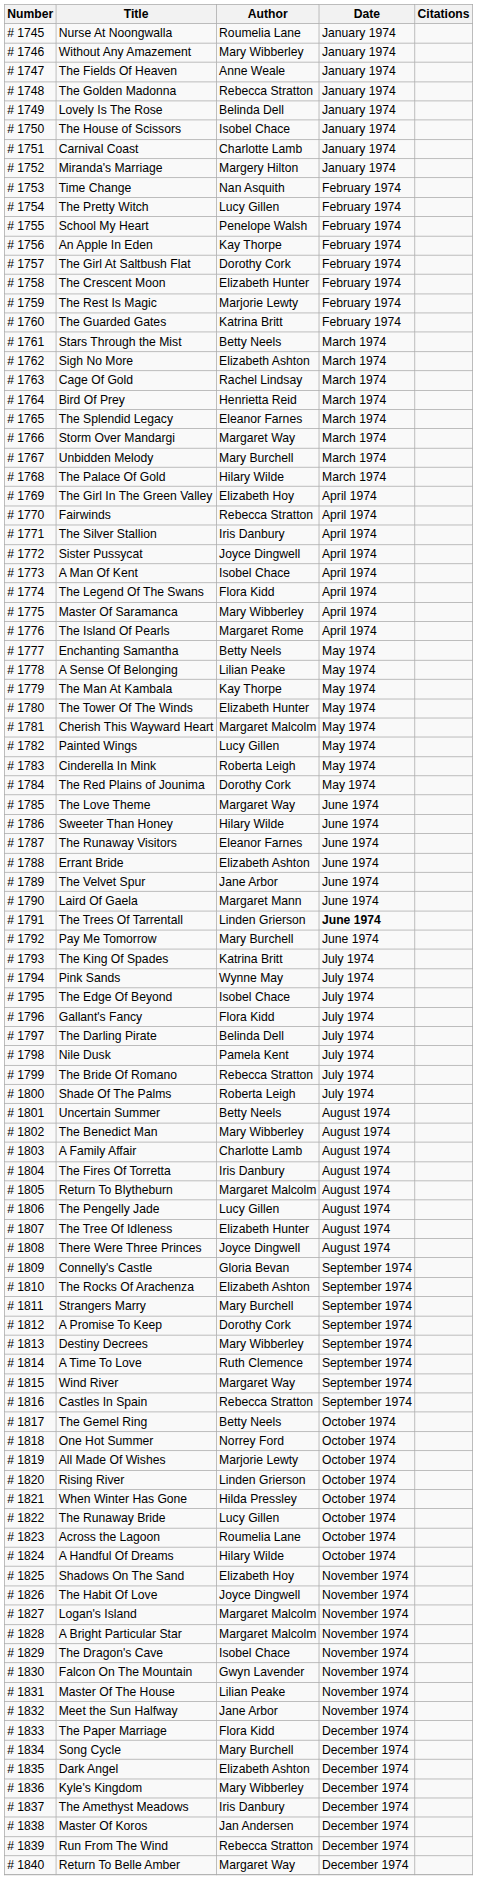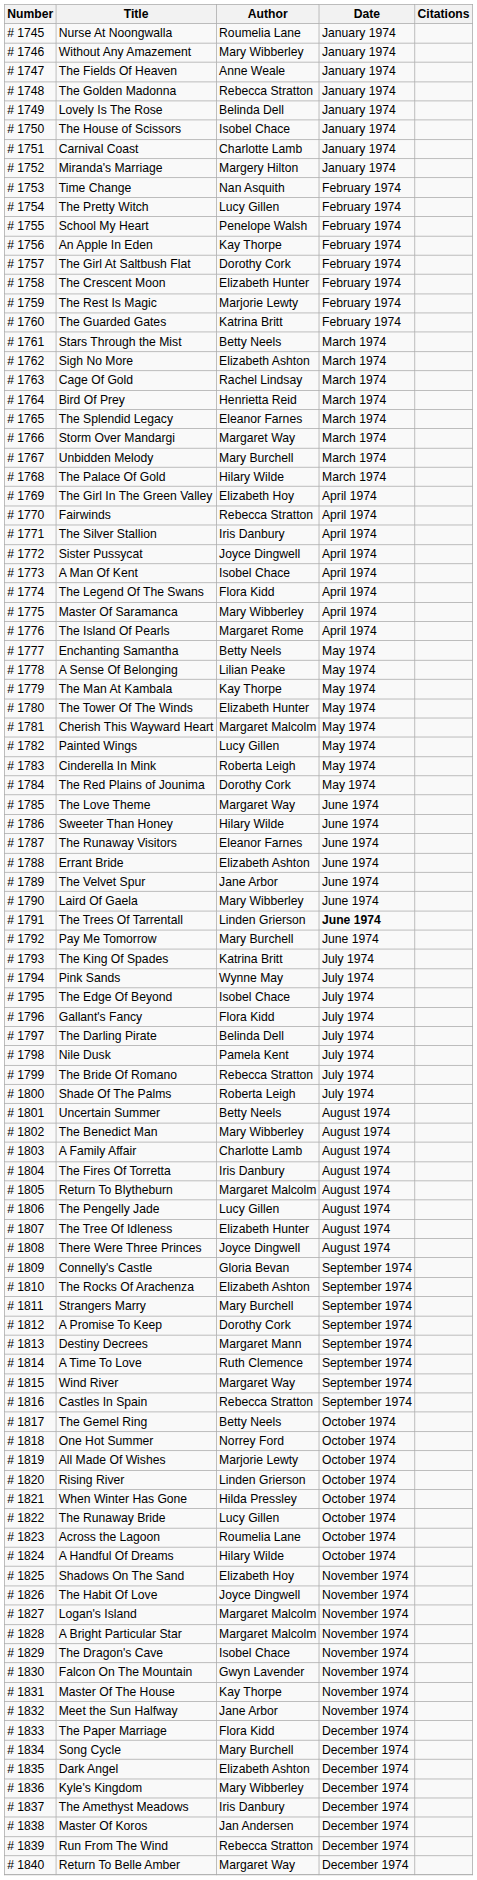(260, 901) Margaret Mann -> (261, 901) Mary Wibberley
(261, 1344) Mary Wibberley -> (260, 1344) Margaret Mann
(252, 1691) Lilian Peake -> (250, 1691) Kay Thorpe
